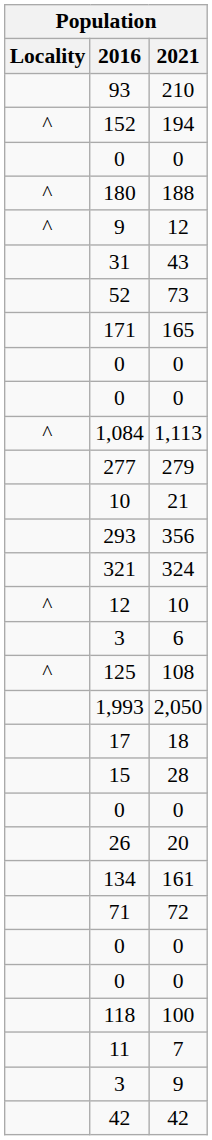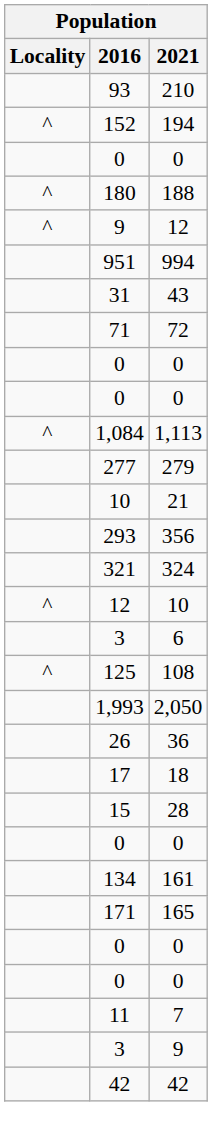+ row: (120, 261)
- row: (120, 295)
rows swapped: (120, 912) <-> (120, 329)
+ row: (120, 741)
- row: (120, 843)
- row: (120, 1015)
